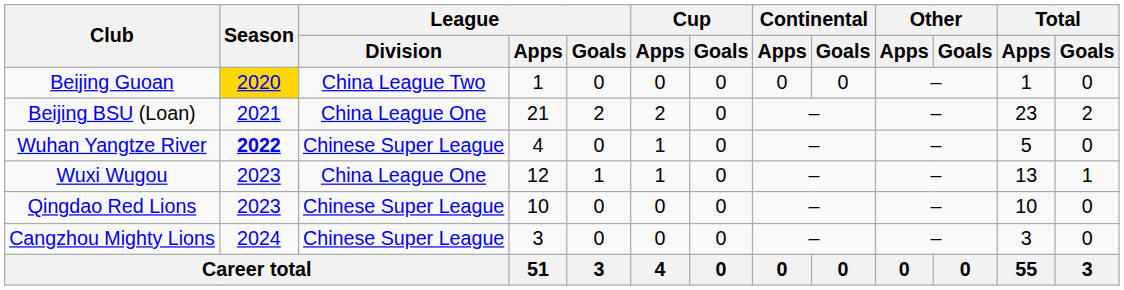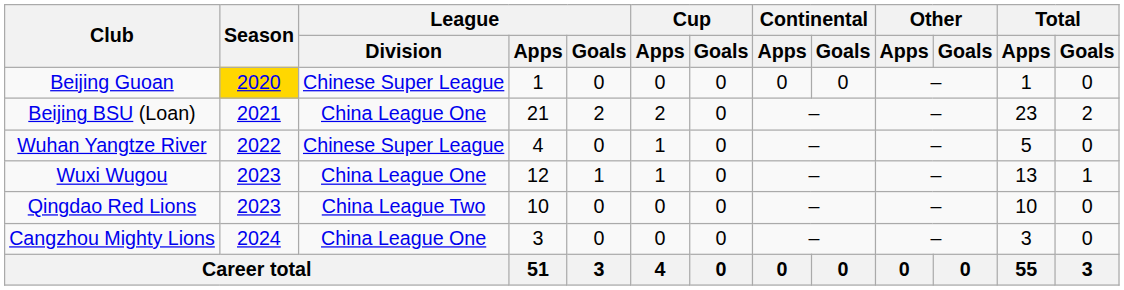(404, 82) China League Two -> (404, 82) Chinese Super League
(259, 144) bold -> (259, 144) normal
(404, 207) Chinese Super League -> (404, 207) China League Two
(404, 238) Chinese Super League -> (404, 238) China League One
